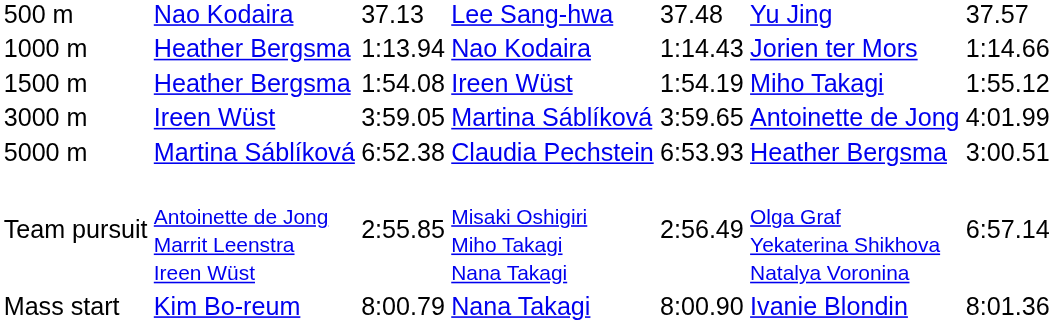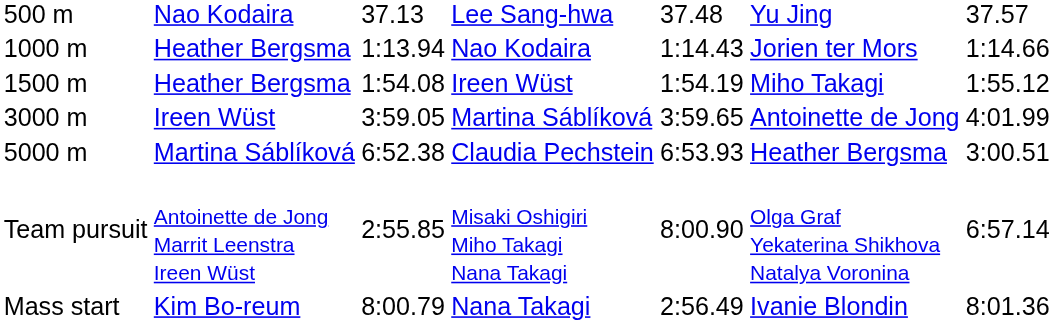(702, 229) 2:56.49 -> (702, 229) 8:00.90
(702, 306) 8:00.90 -> (702, 306) 2:56.49
